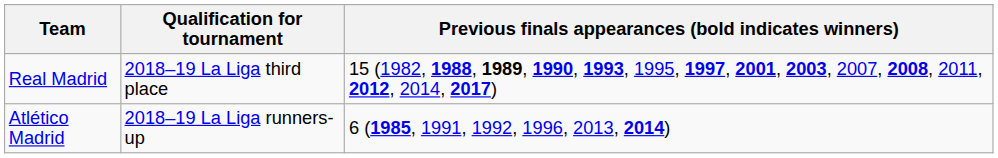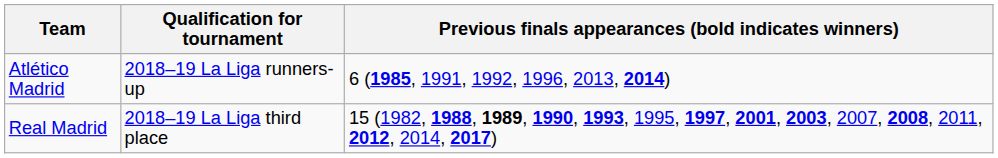rows swapped: (58, 78) <-> (39, 128)
